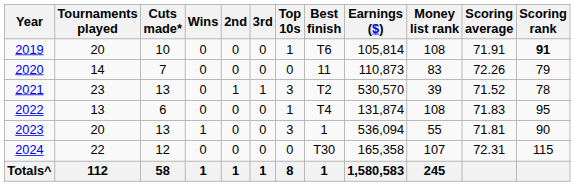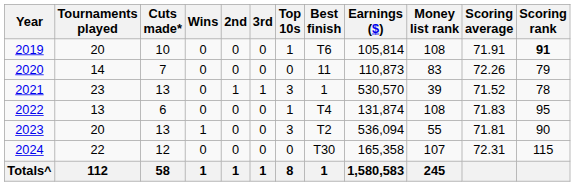(324, 89) T2 -> (324, 89) 1
(324, 130) 1 -> (324, 130) T2
